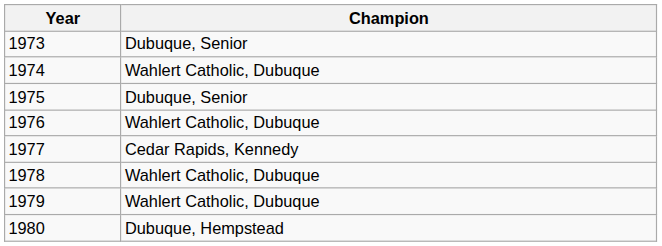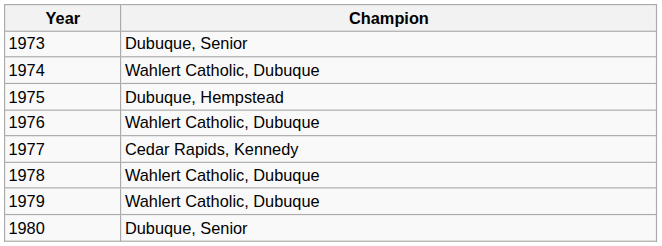(186, 97) Dubuque, Senior -> (204, 97) Dubuque, Hempstead
(204, 228) Dubuque, Hempstead -> (186, 228) Dubuque, Senior
